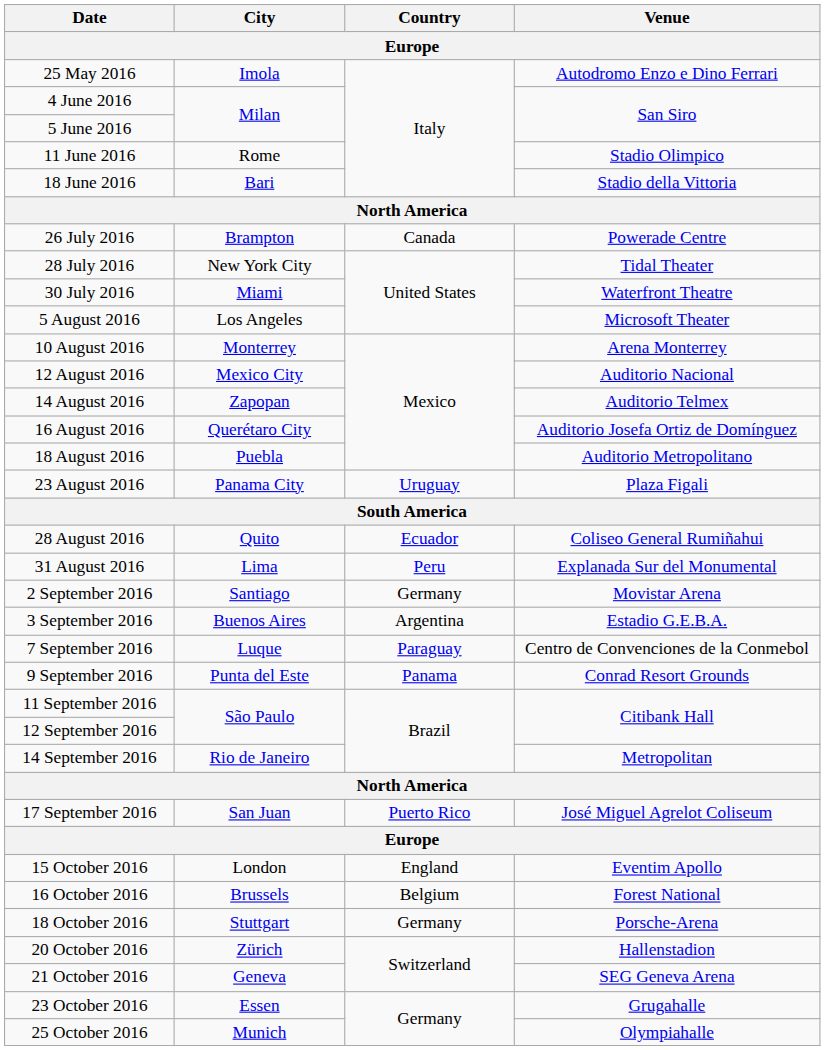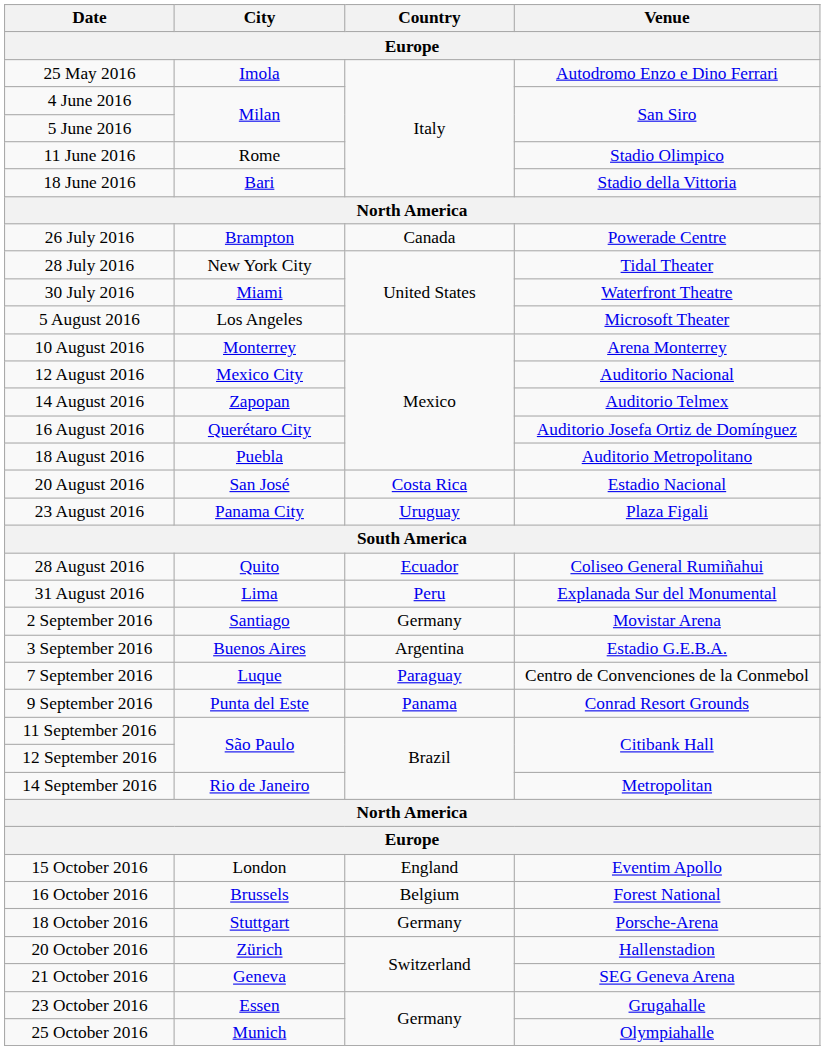+ row: (90, 484)
- row: (90, 812)
